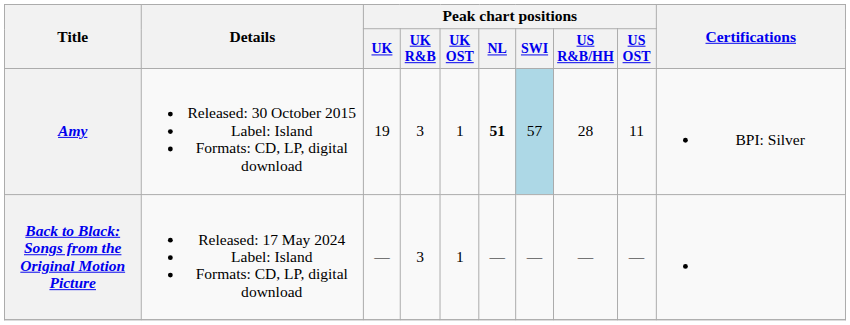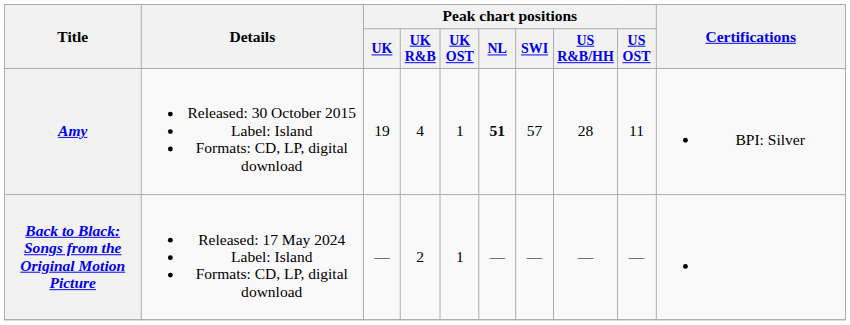(420, 131) 3 -> (420, 131) 4
(535, 131) lightblue background -> (535, 131) no background
(420, 256) 3 -> (420, 256) 2
